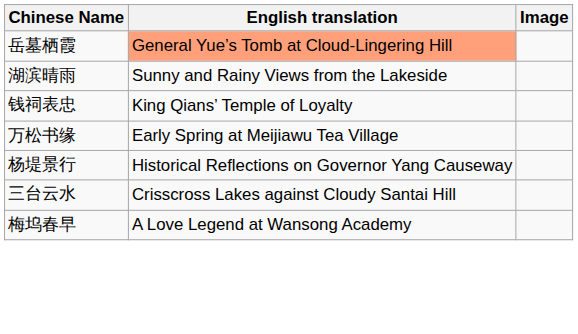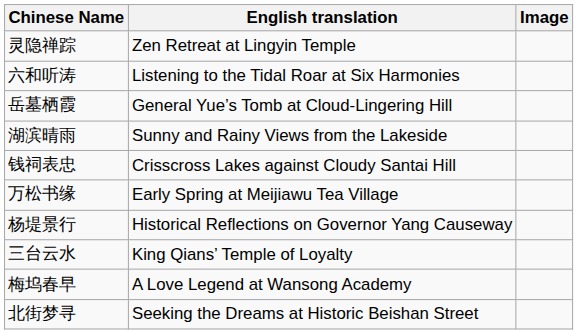+ row: (42, 45)
+ row: (42, 75)
(292, 46) lightsalmon background -> (292, 105) no background
(242, 105) King Qians’ Temple of Loyalty -> (294, 165) Crisscross Lakes against Cloudy Santai Hill
(294, 195) Crisscross Lakes against Cloudy Santai Hill -> (242, 254) King Qians’ Temple of Loyalty
+ row: (42, 313)
